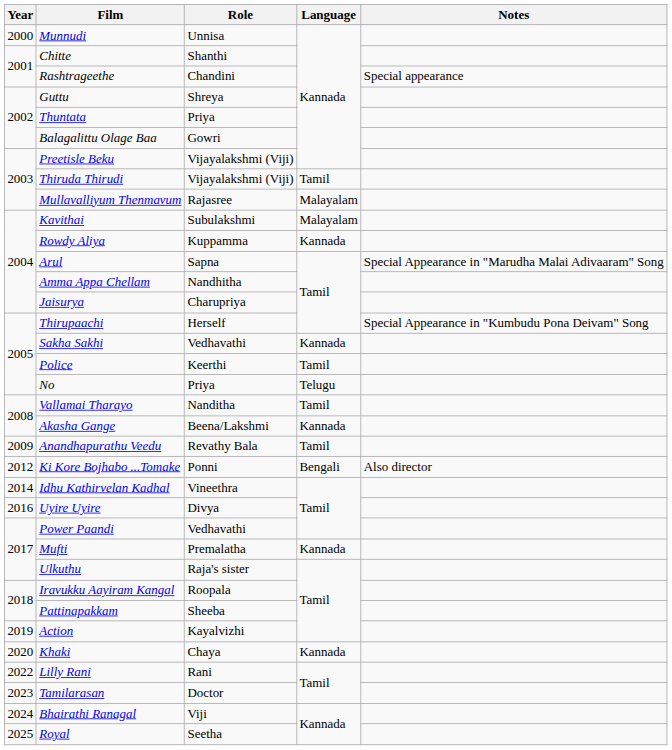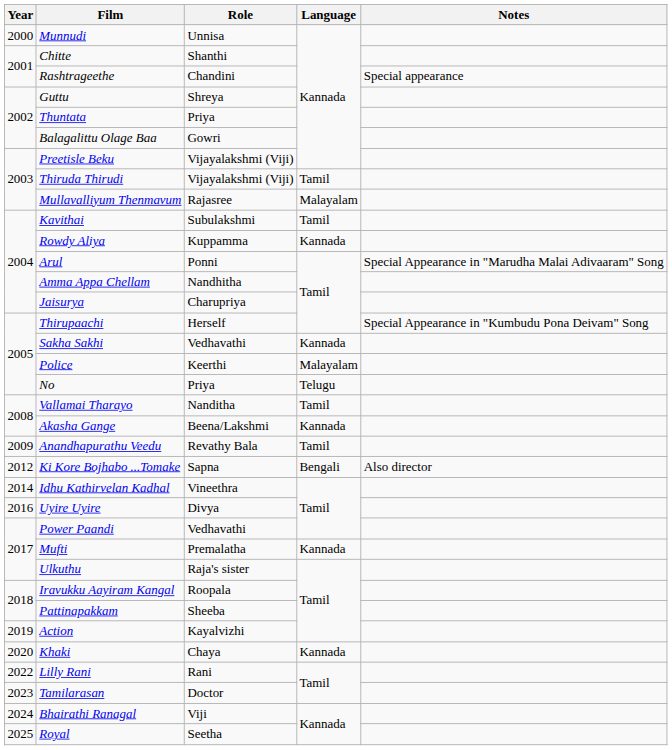(329, 220) Malayalam -> (314, 220) Tamil
(203, 261) Sapna -> (203, 261) Ponni
(314, 364) Tamil -> (329, 364) Malayalam
(203, 466) Ponni -> (203, 466) Sapna
